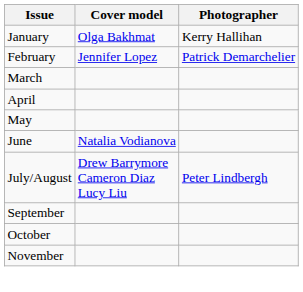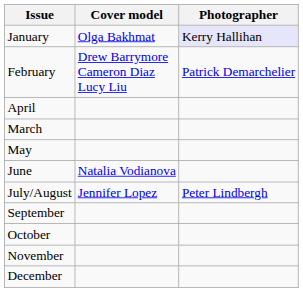(222, 36) no background -> (222, 36) lavender background
(117, 57) Jennifer Lopez -> (123, 72) Drew Barrymore Cameron Diaz Lucy Liu
rows swapped: (25, 78) <-> (21, 99)
(123, 177) Drew Barrymore Cameron Diaz Lucy Liu -> (117, 192) Jennifer Lopez
+ row: (35, 276)
